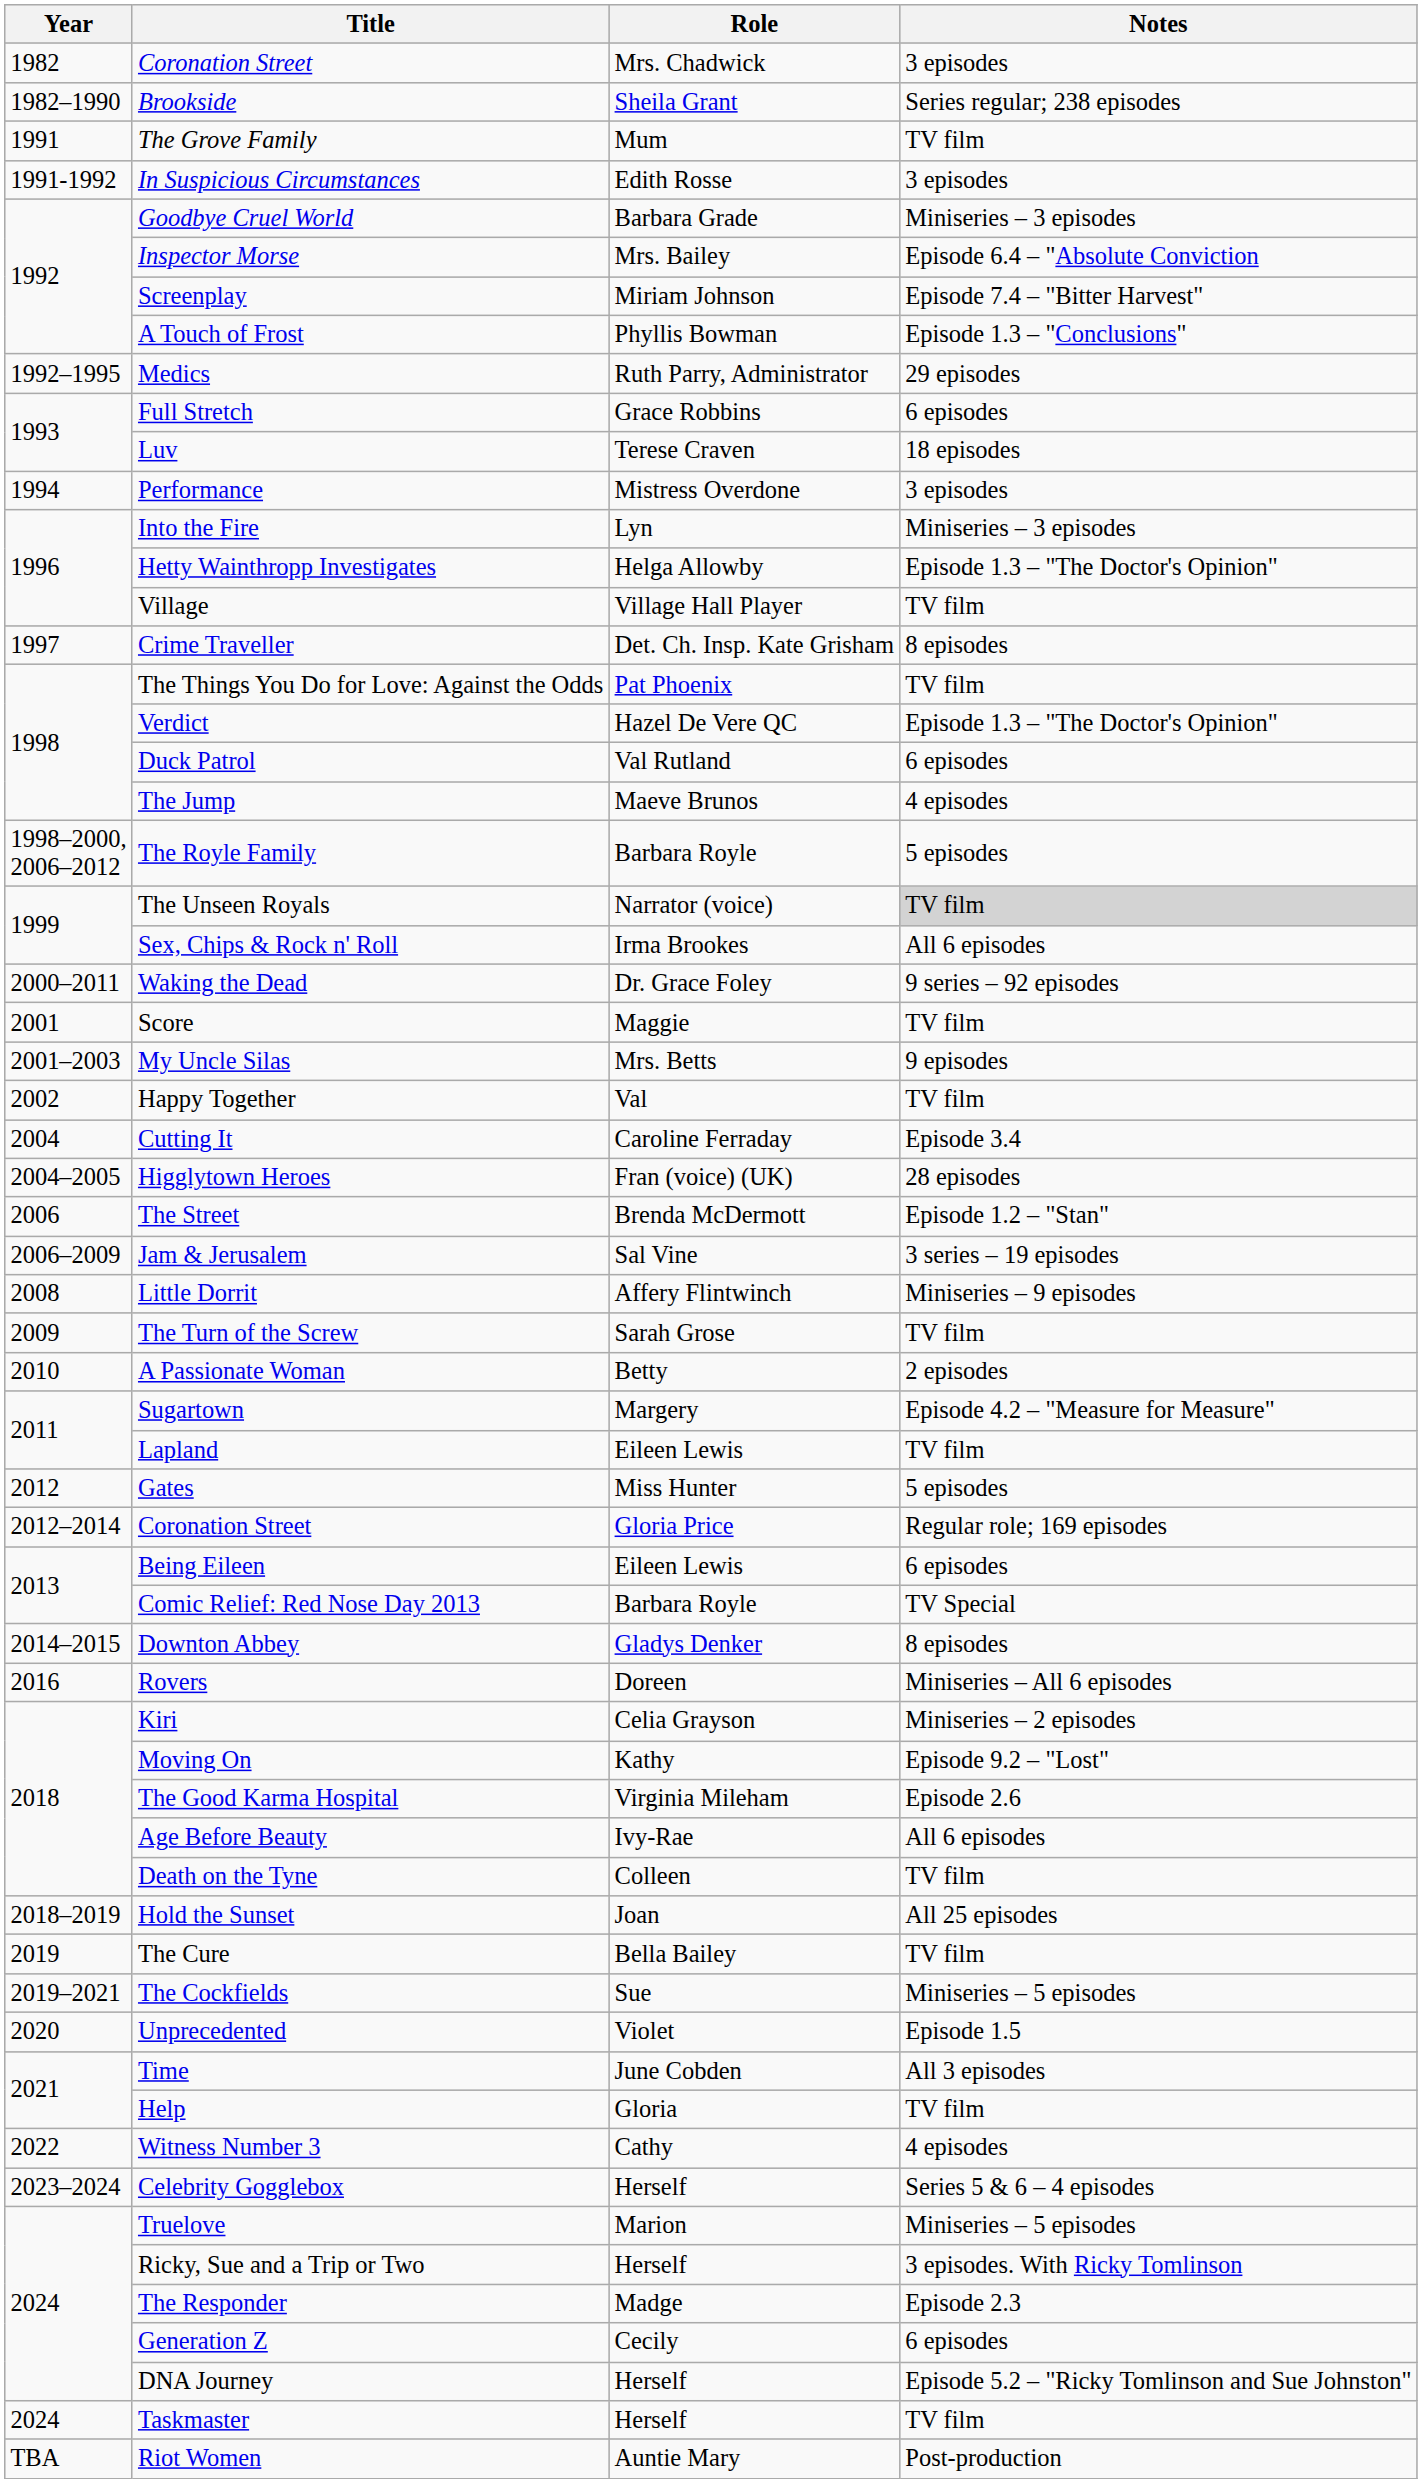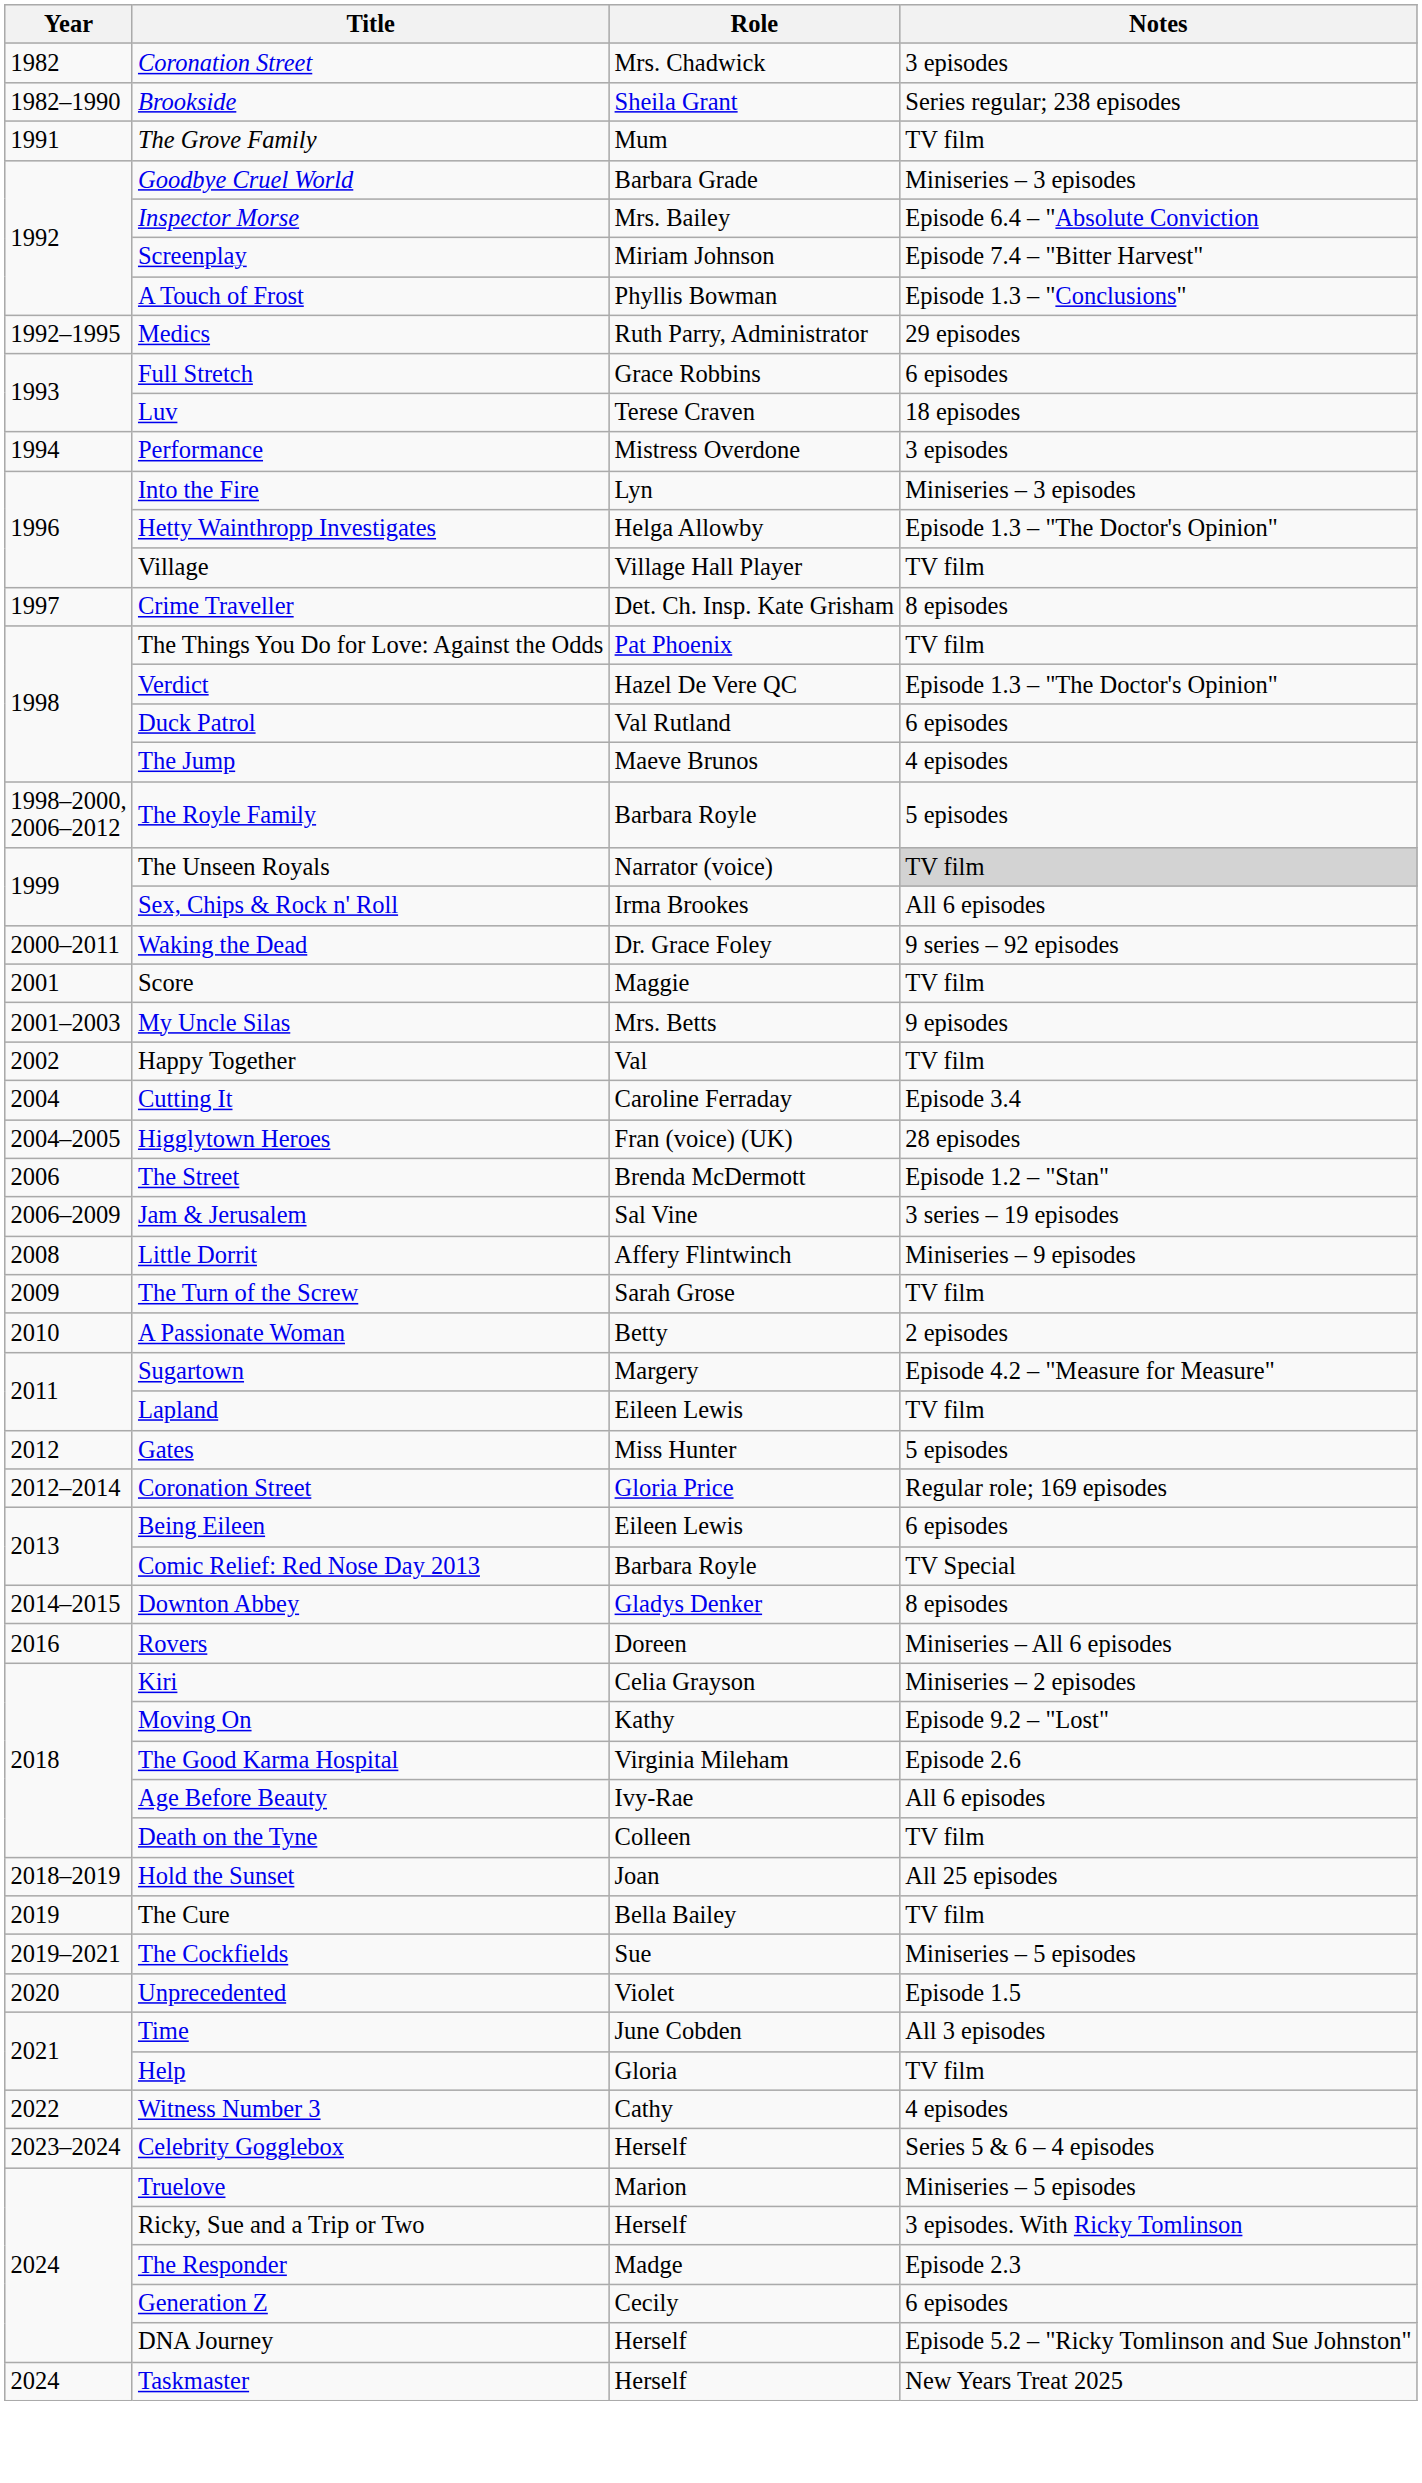- row: (279, 179)
(945, 2419) TV film -> (1014, 2380) New Years Treat 2025
- row: (200, 2458)
